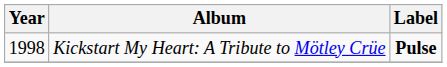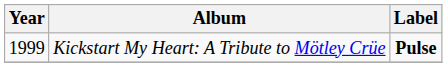(27, 47) 1998 -> (27, 47) 1999
